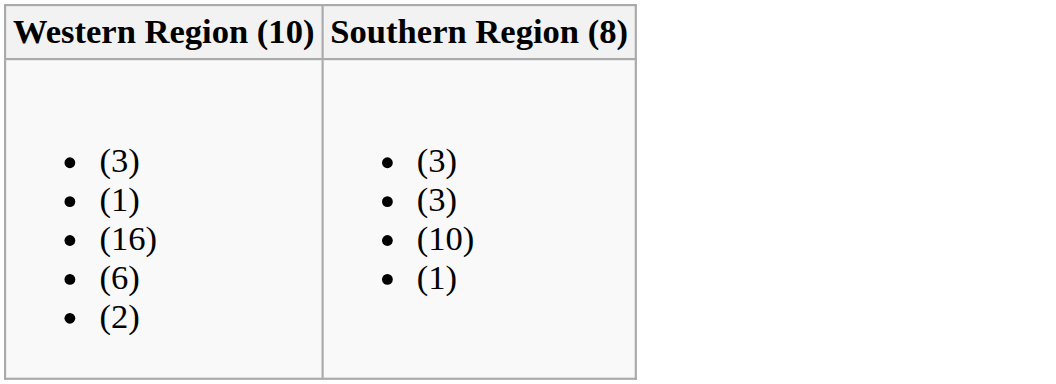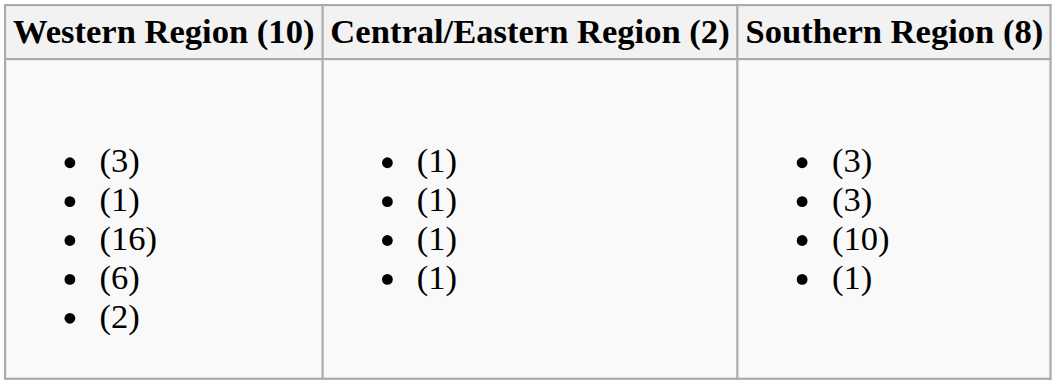+ column: (530, 31)
